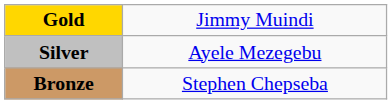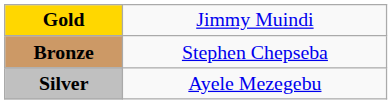rows swapped: (64, 51) <-> (64, 83)
